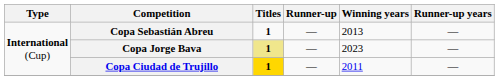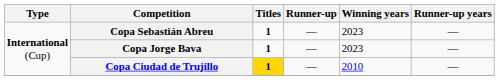(352, 31) 2013 -> (352, 31) 2023
(268, 49) khaki background -> (268, 49) no background
(352, 66) 2011 -> (352, 66) 2010
